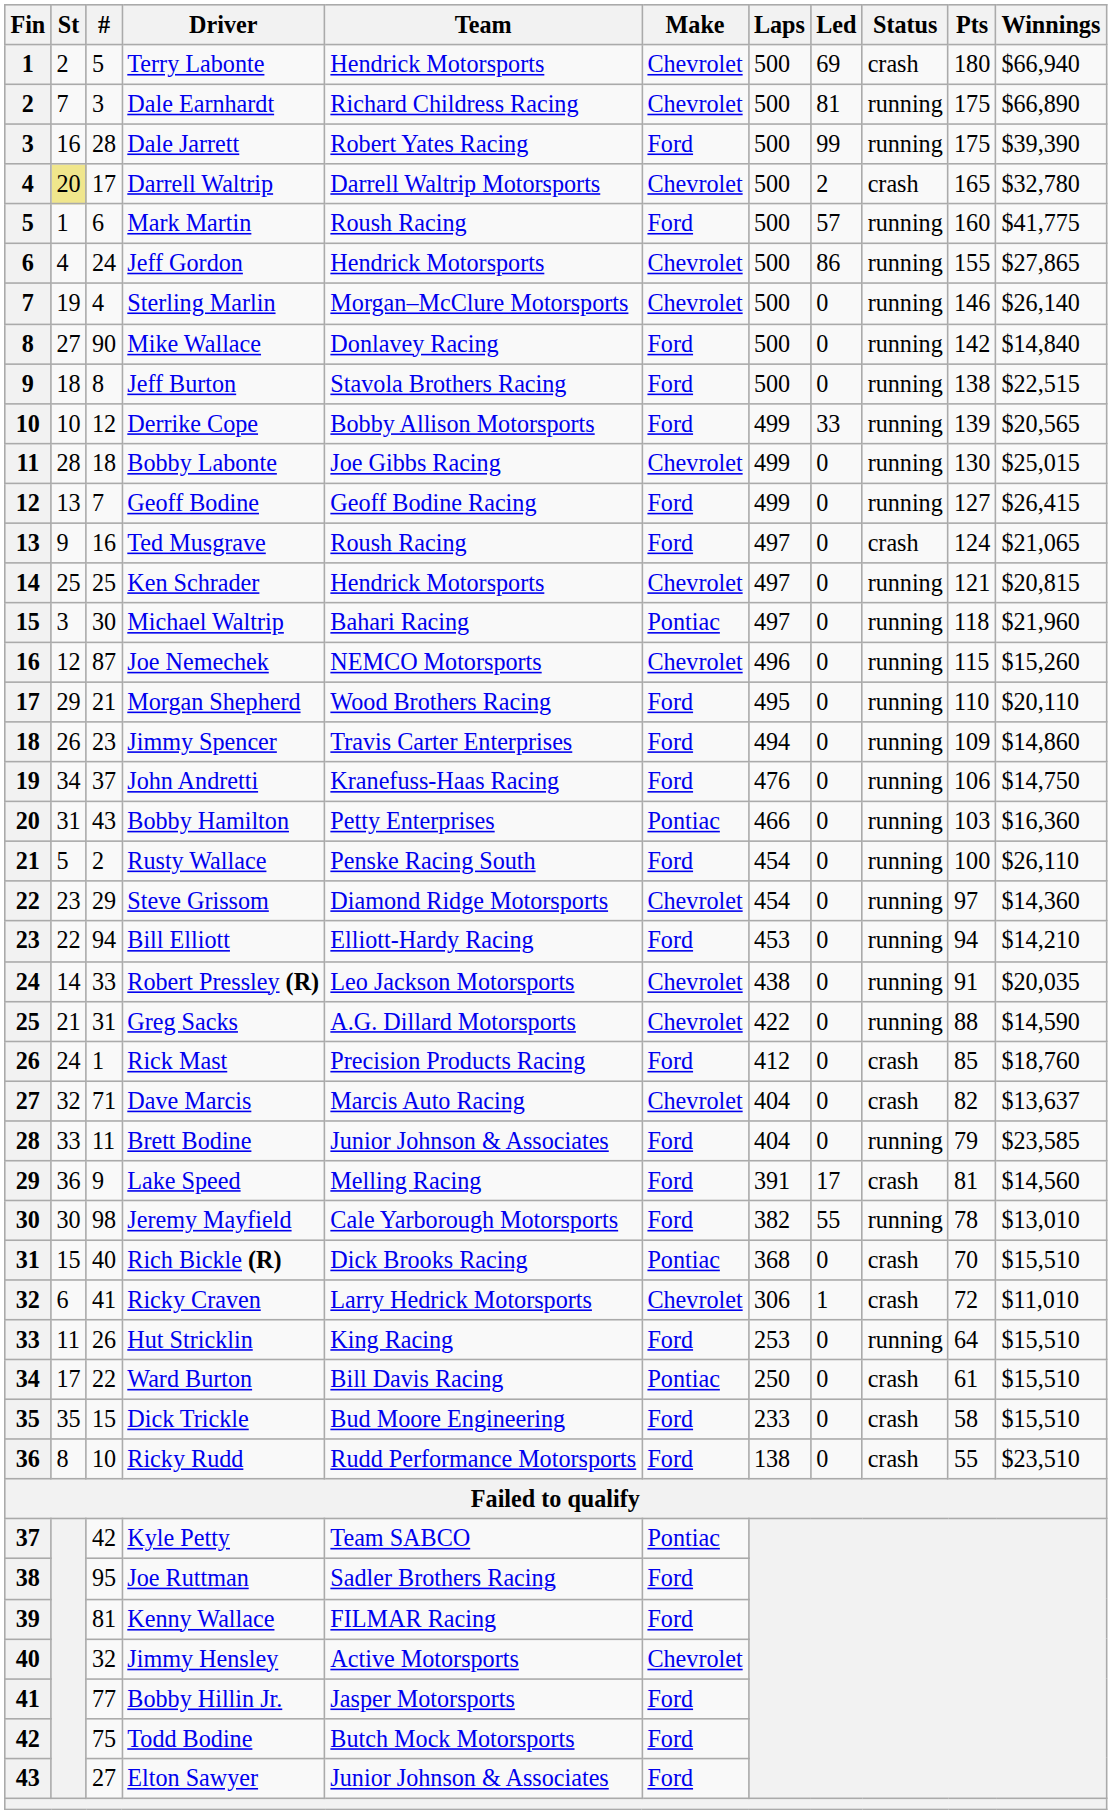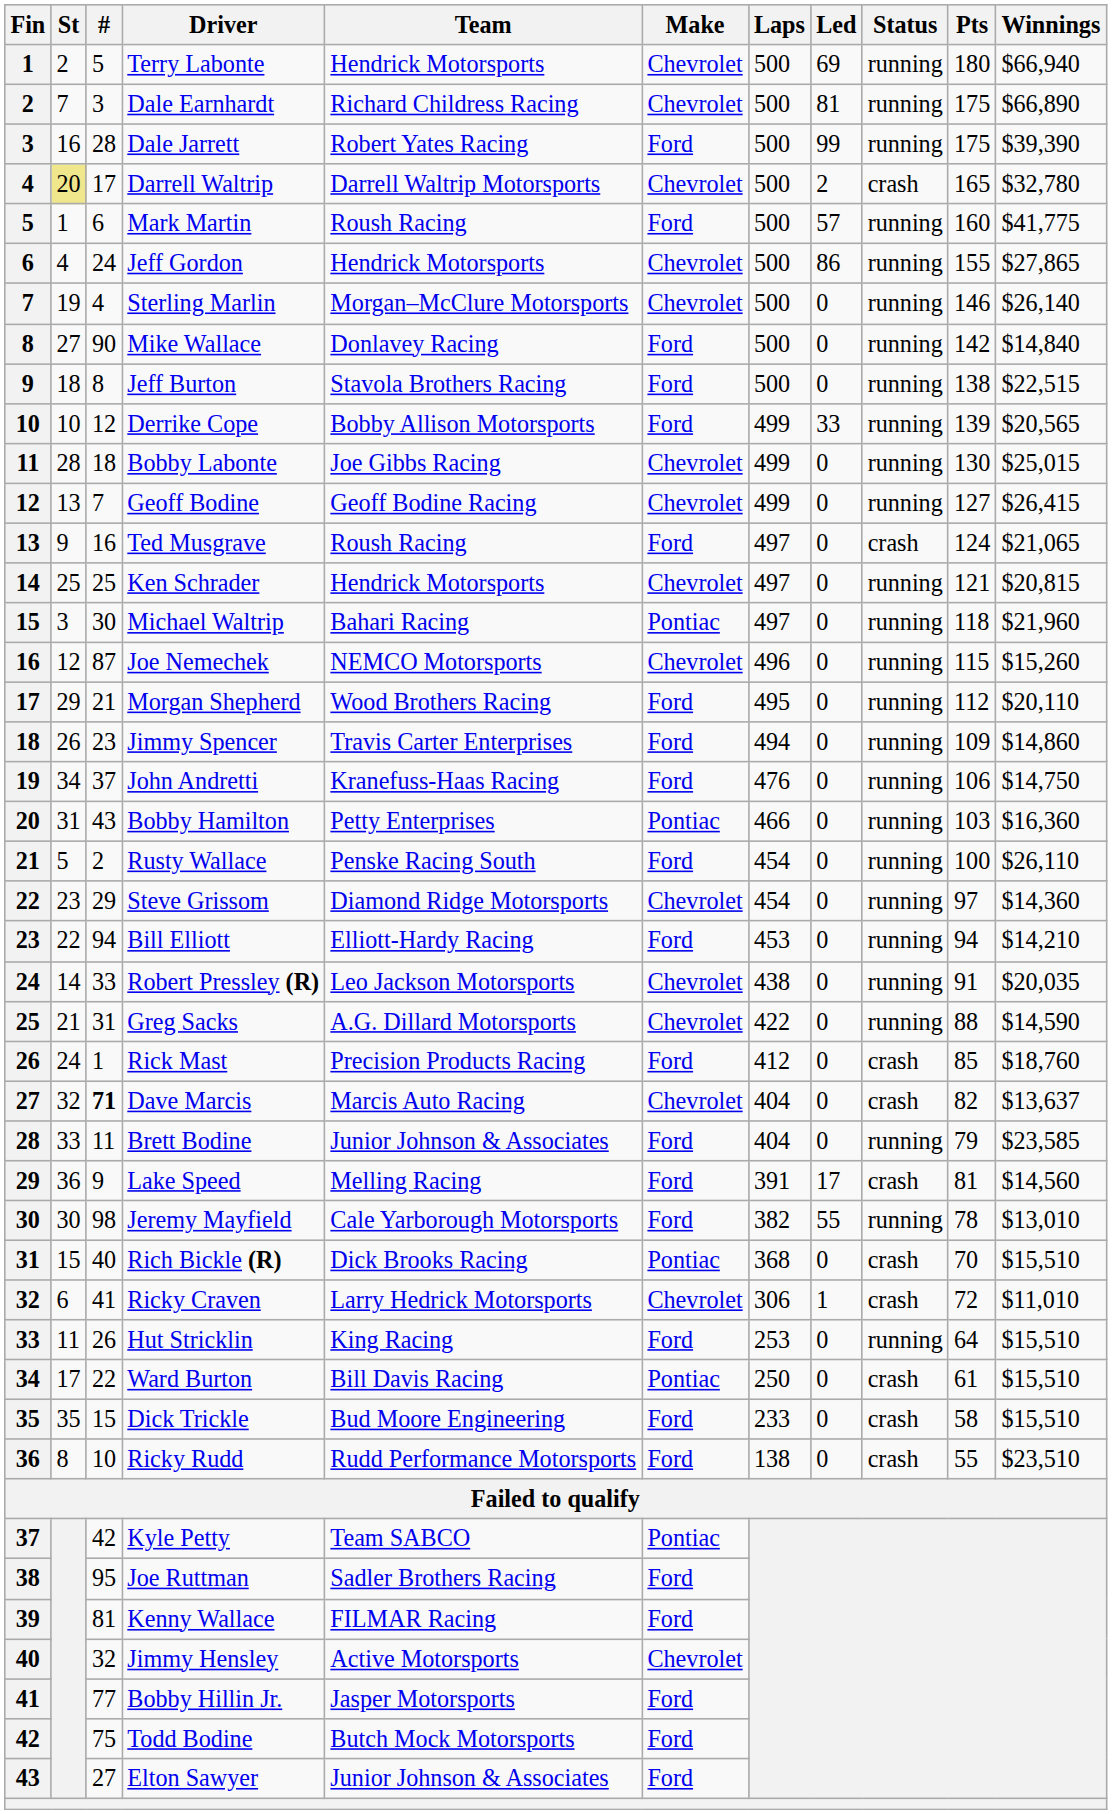(893, 64) crash -> (905, 64) running
(670, 502) Ford -> (695, 502) Chevrolet
(972, 702) 110 -> (972, 702) 112
(104, 1100) normal -> (104, 1100) bold
